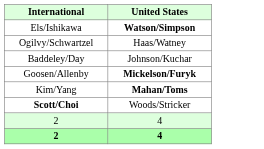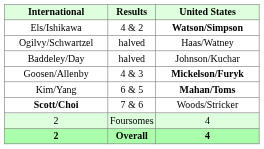+ column: (132, 12)
